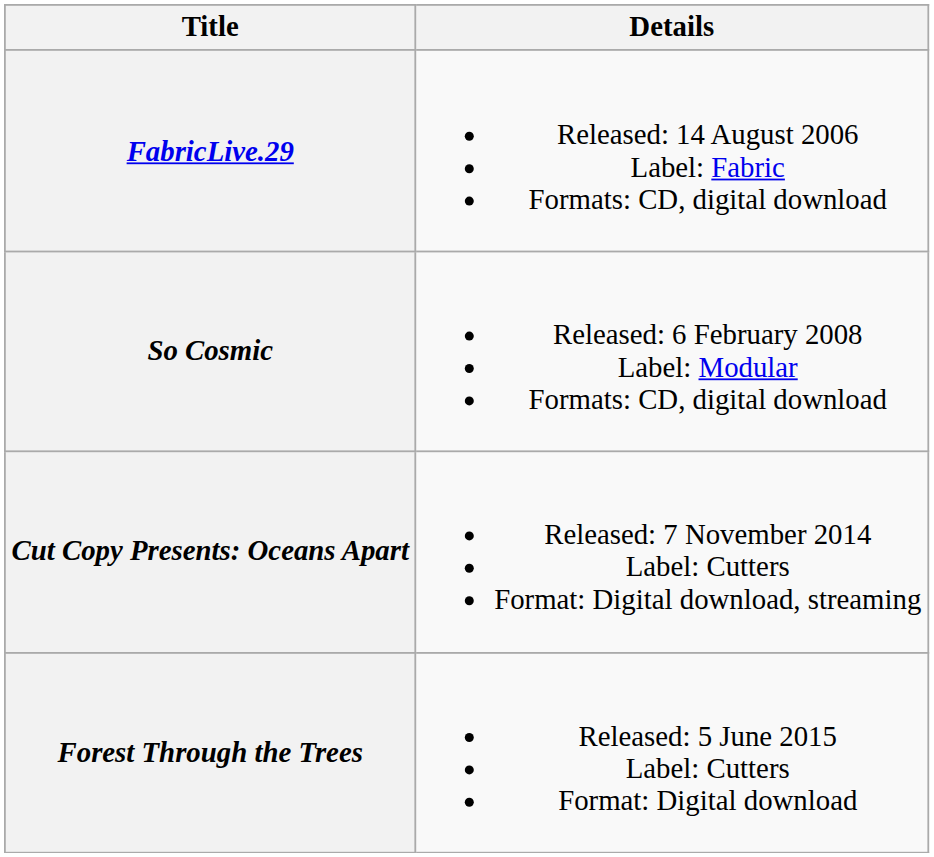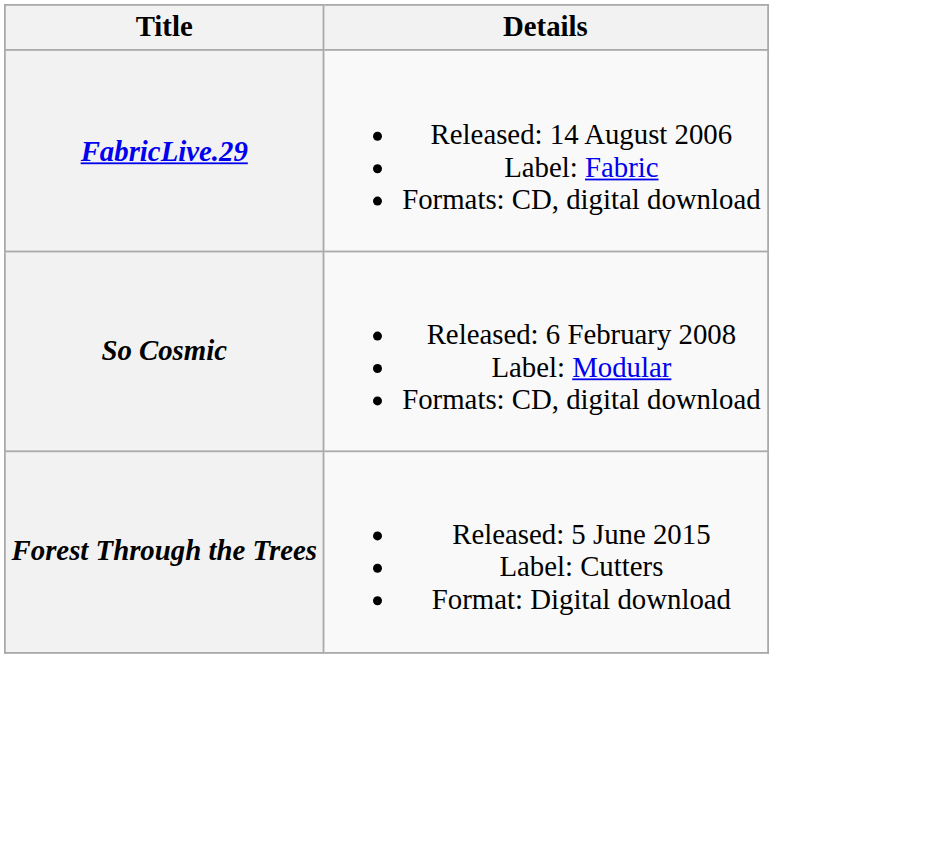- row: (210, 551)
